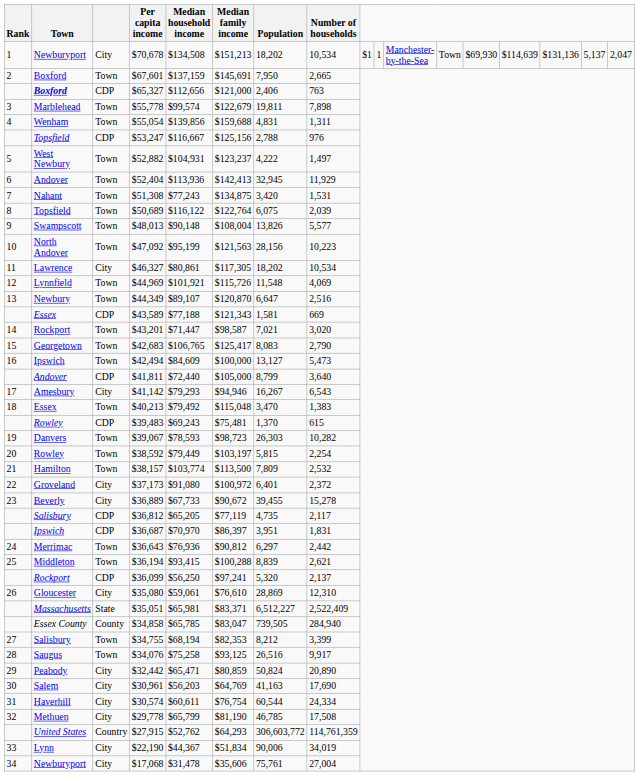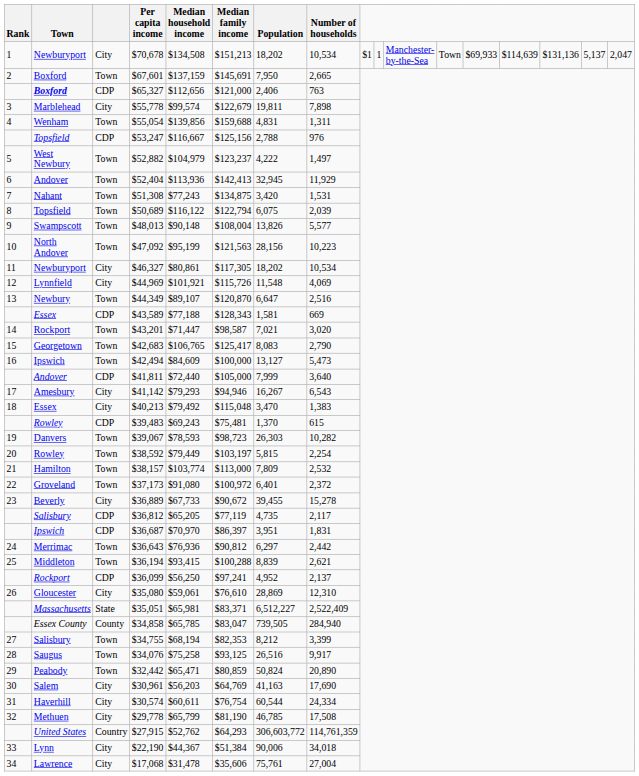(481, 55) $69,930 -> (481, 55) $69,933
(106, 107) Town -> (104, 107) City
(186, 159) $104,931 -> (186, 159) $104,979
(233, 210) $122,764 -> (233, 210) $122,794
(53, 268) Lawrence -> (60, 268) Newburyport
(106, 283) Town -> (104, 283) City
(233, 314) $121,343 -> (233, 314) $128,343
(267, 376) 8,799 -> (267, 376) 7,999
(106, 407) Town -> (104, 407) City
(233, 469) $113,500 -> (233, 469) $113,000
(104, 485) City -> (106, 485) Town
(267, 577) 5,320 -> (267, 577) 4,952
(104, 670) City -> (106, 670) Town
(231, 748) $51,834 -> (231, 748) $51,384
(323, 748) 34,019 -> (323, 748) 34,018
(60, 763) Newburyport -> (53, 763) Lawrence
